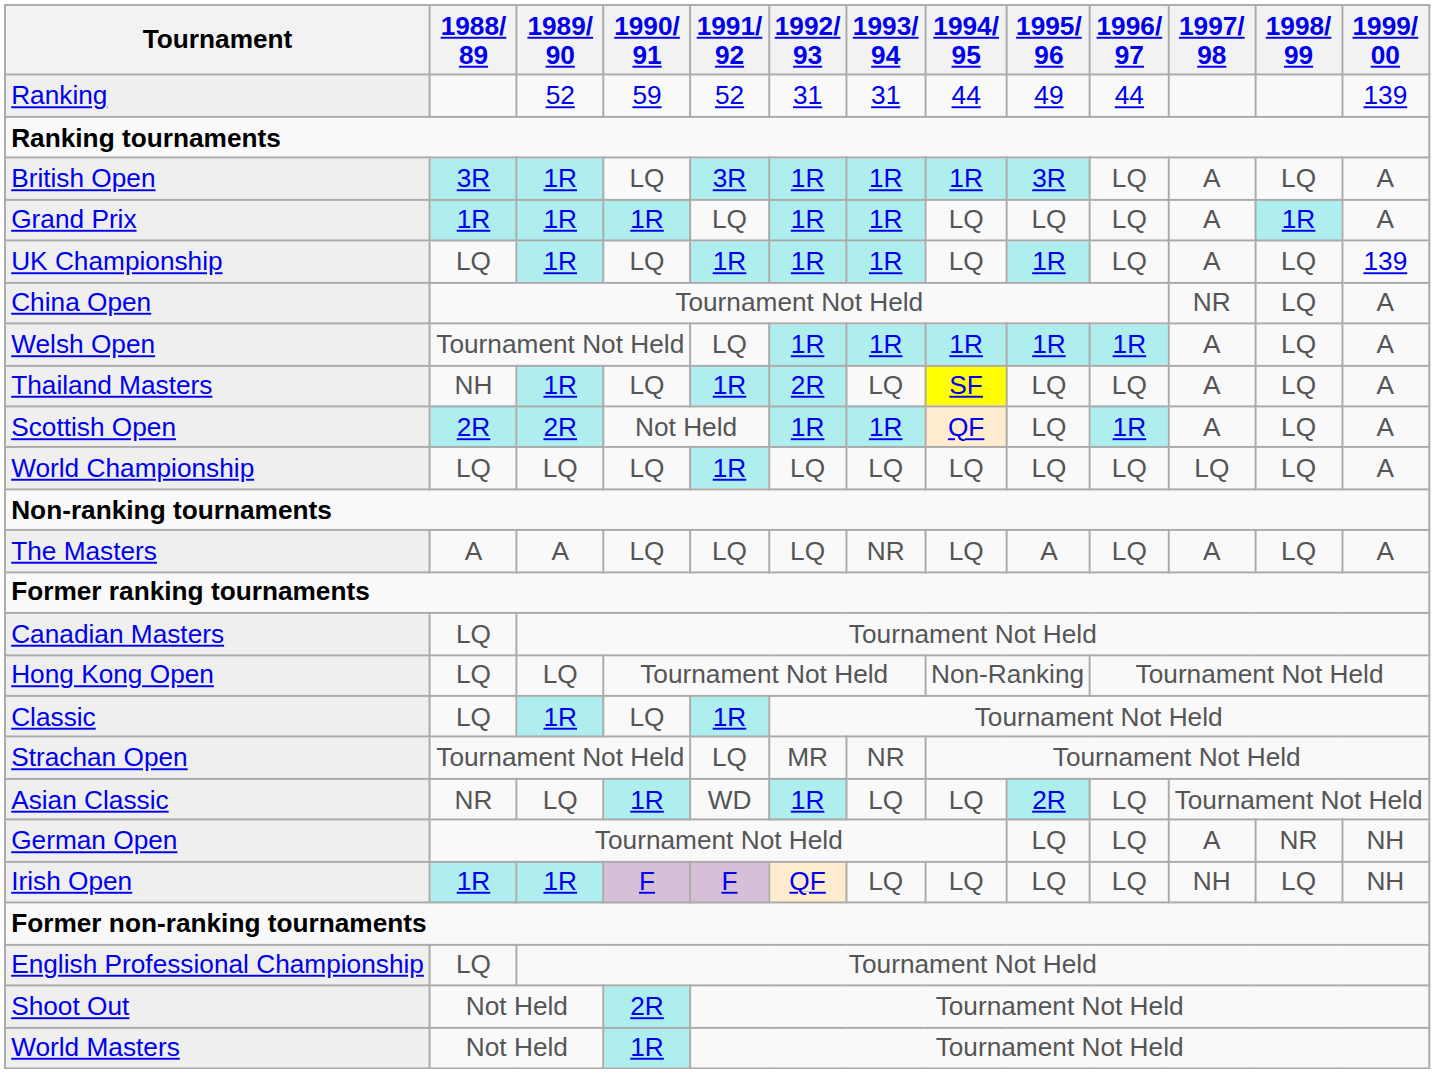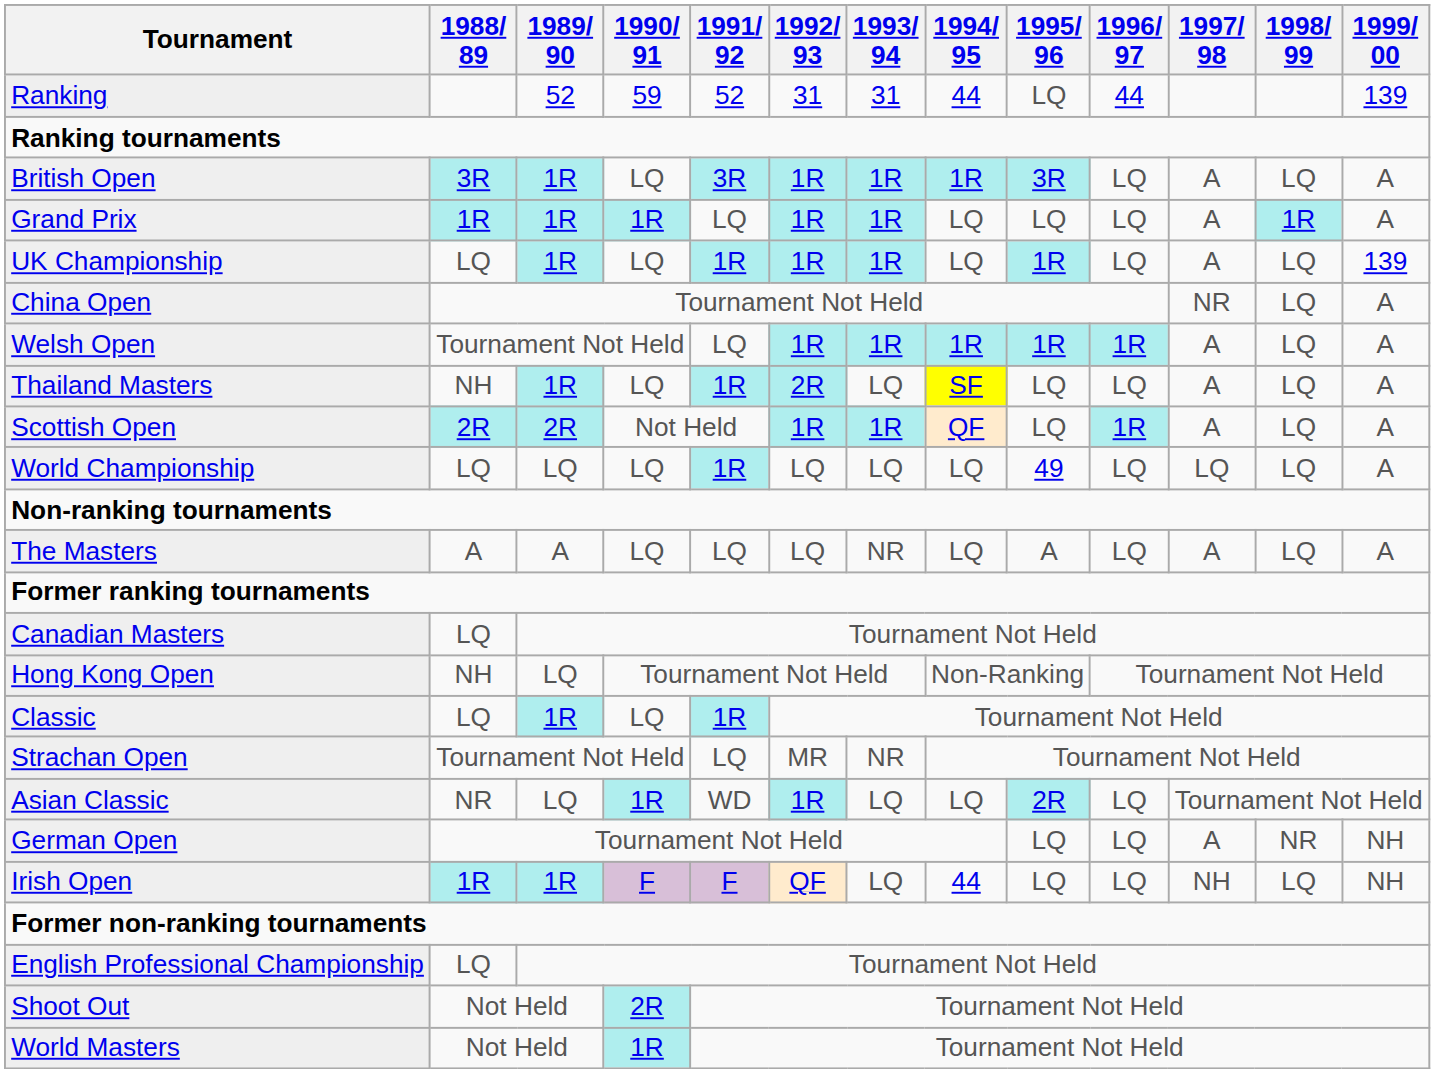(1049, 96) 49 -> (1049, 96) LQ
(1049, 468) LQ -> (1049, 468) 49
(473, 675) LQ -> (473, 675) NH
(966, 882) LQ -> (966, 882) 44
